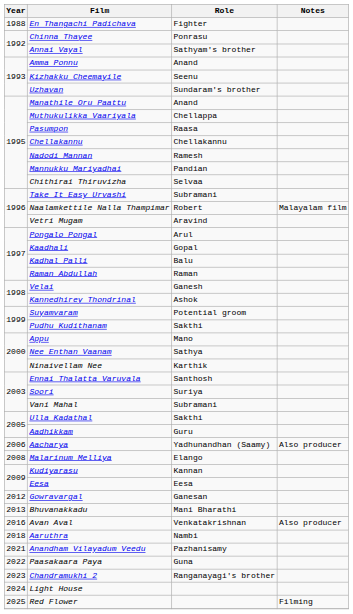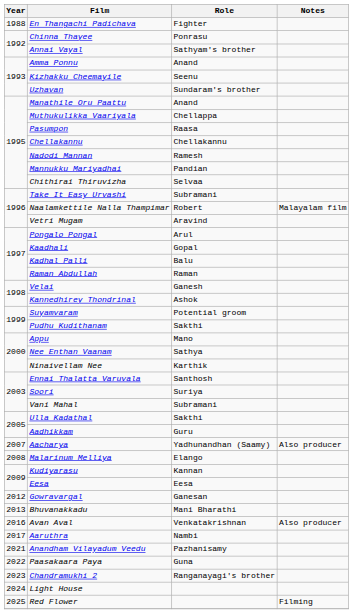(16, 444) 2006 -> (16, 444) 2007
(16, 536) 2018 -> (16, 536) 2017
